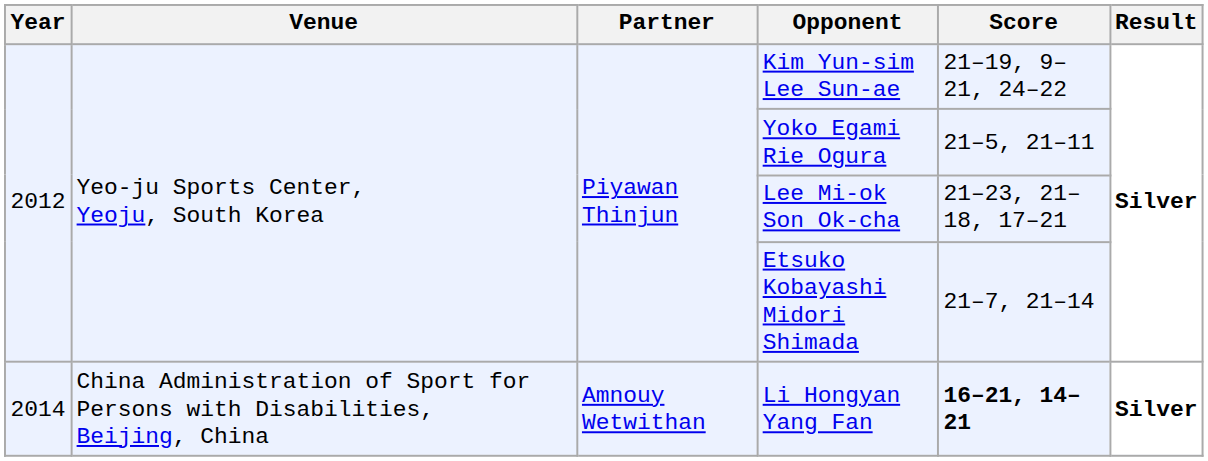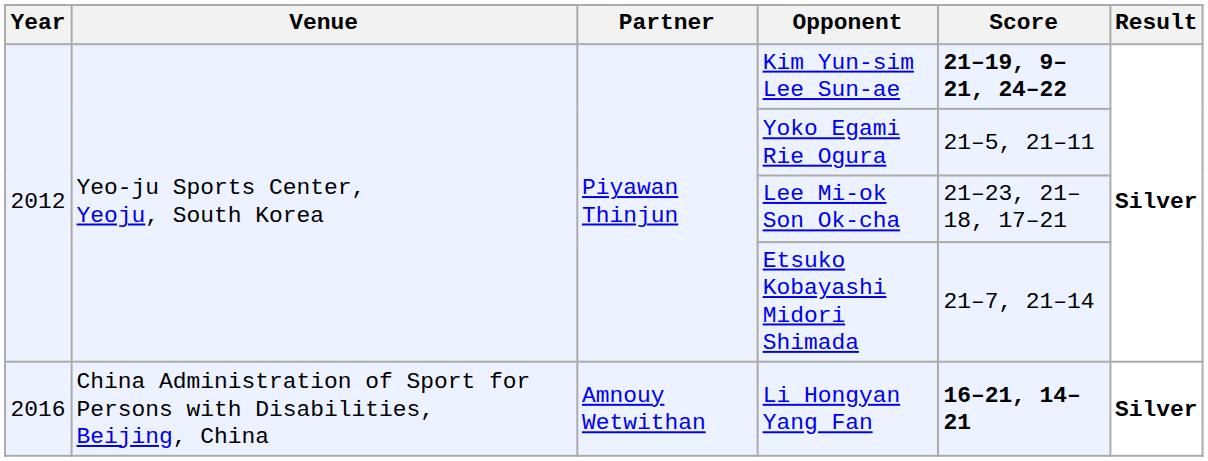(1005, 76) normal -> (1005, 76) bold
(38, 409) 2014 -> (38, 409) 2016
